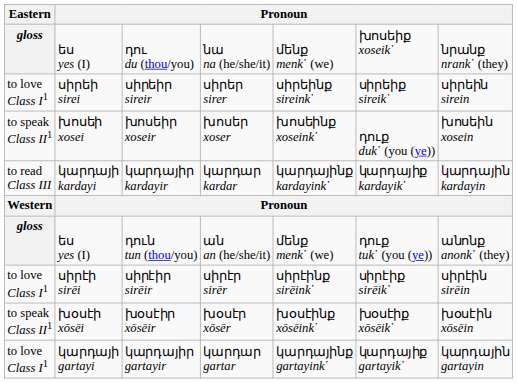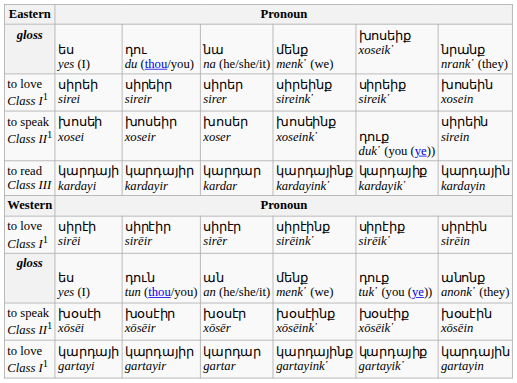(465, 91) սիրեին sirein -> (467, 91) խոսեին xosein
(467, 129) խոսեին xosein -> (465, 129) սիրեին sirein
rows swapped: (161, 248) <-> (148, 283)
